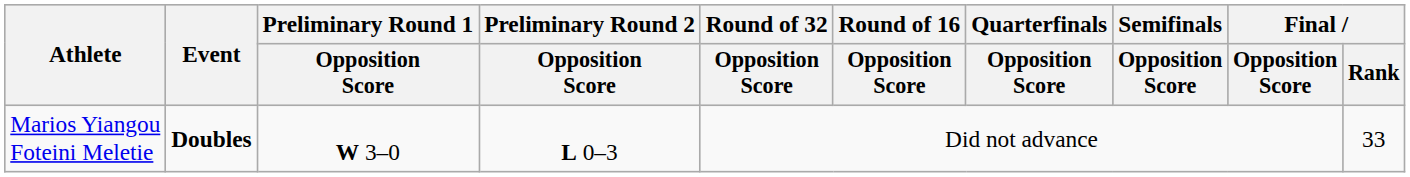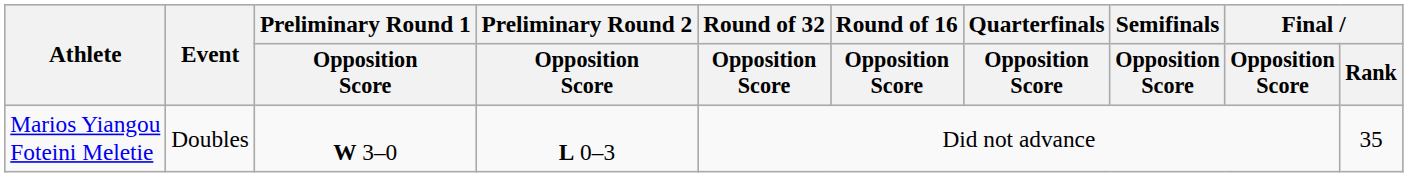(211, 138) bold -> (210, 138) normal
(1374, 138) 33 -> (1371, 138) 35
